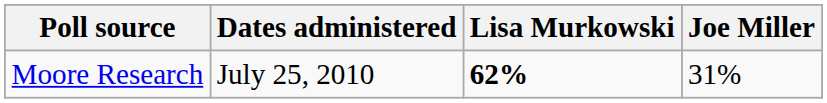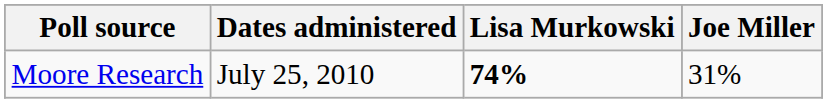(499, 73) 62% -> (499, 73) 74%
